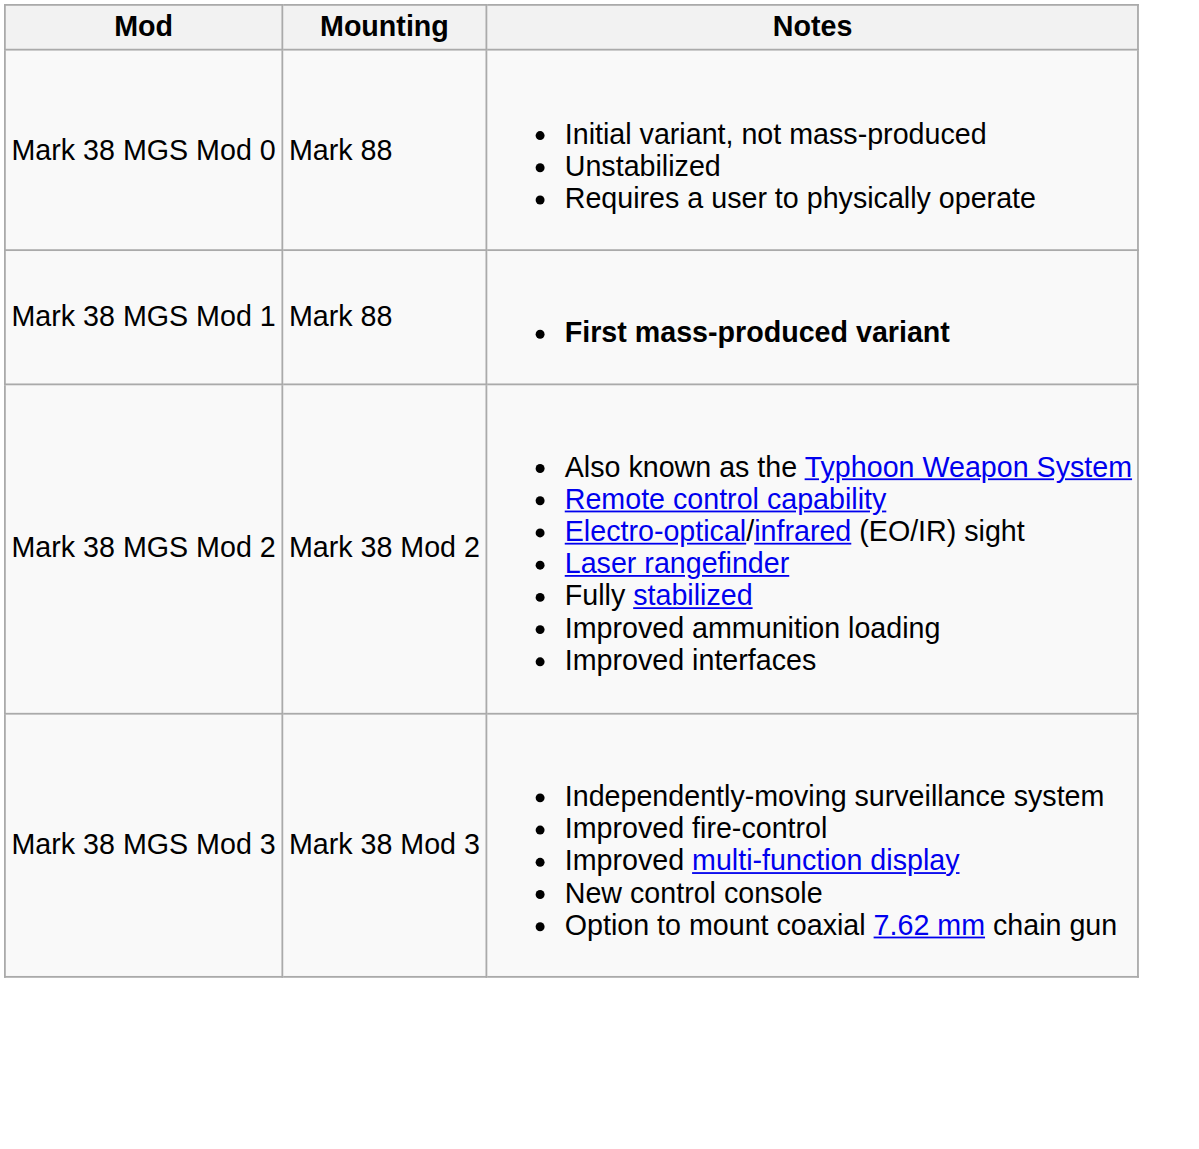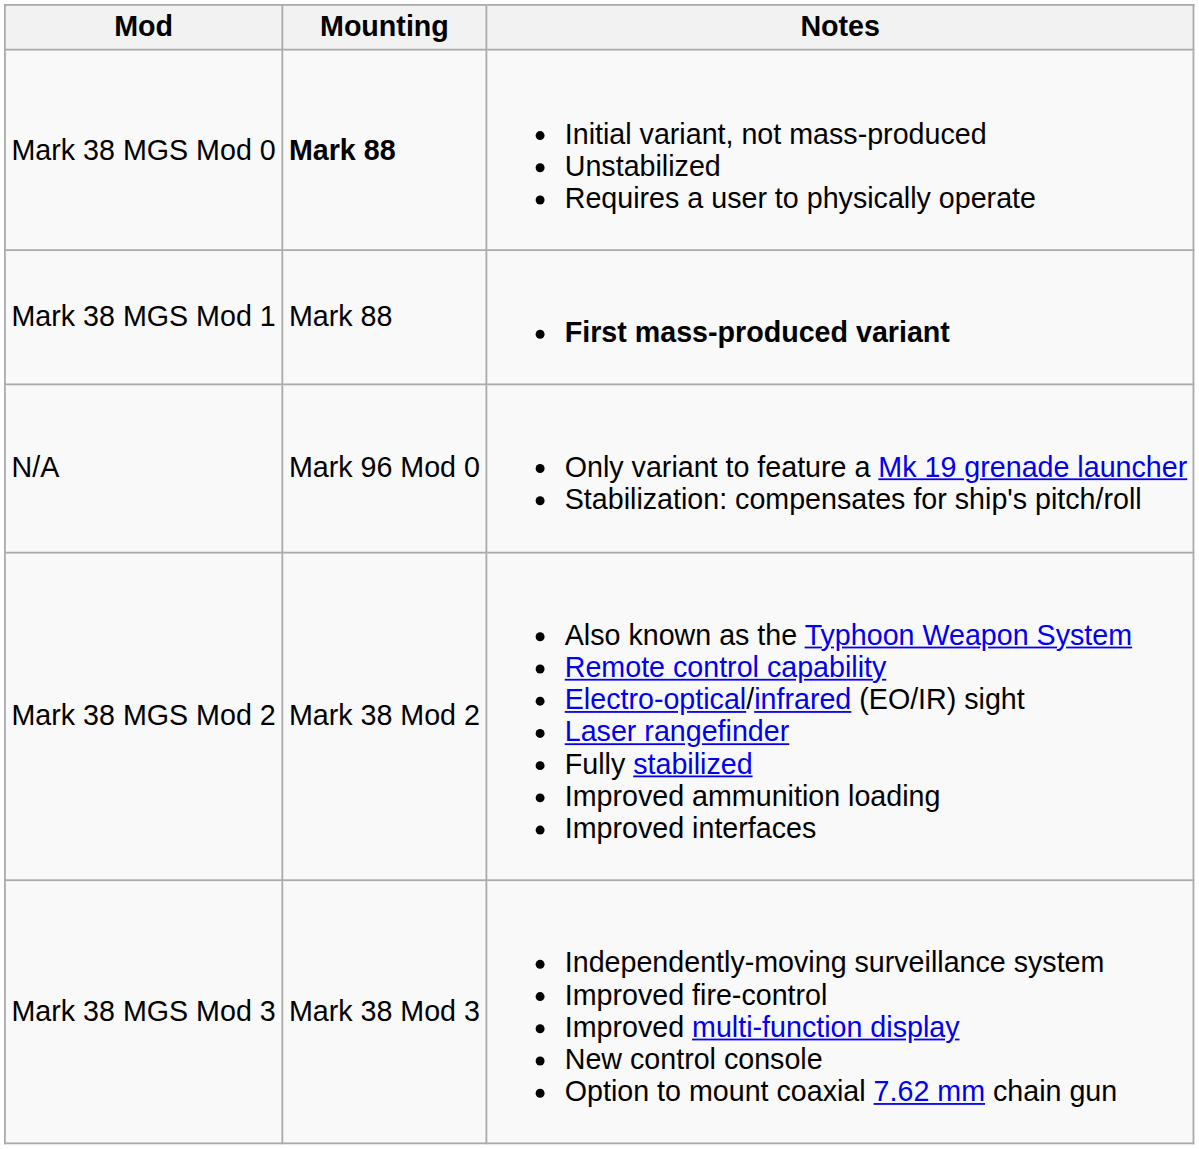(341, 149) normal -> (342, 149) bold
+ row: (35, 467)
